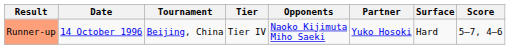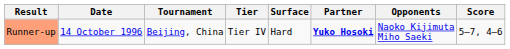columns swapped: (435, 12) <-> (309, 12)
(382, 32) normal -> (343, 32) bold
